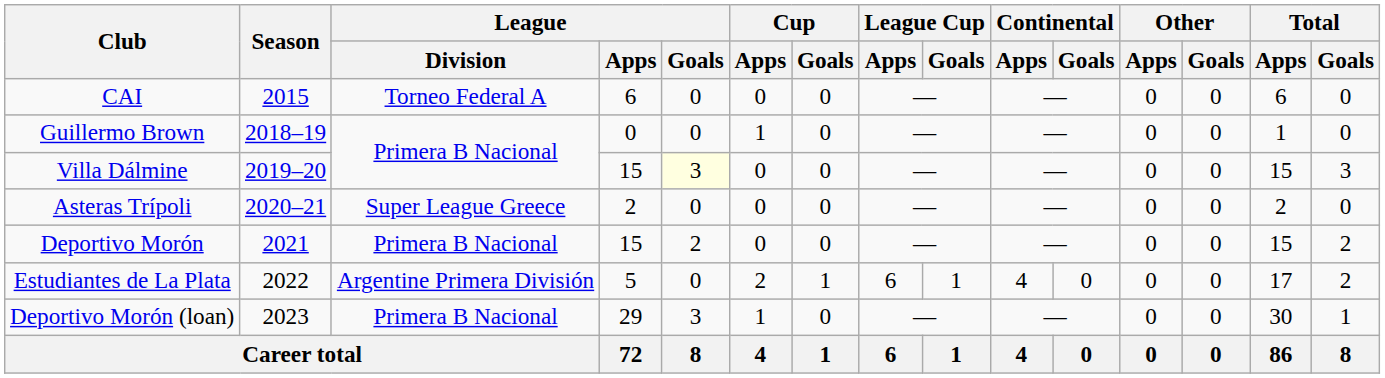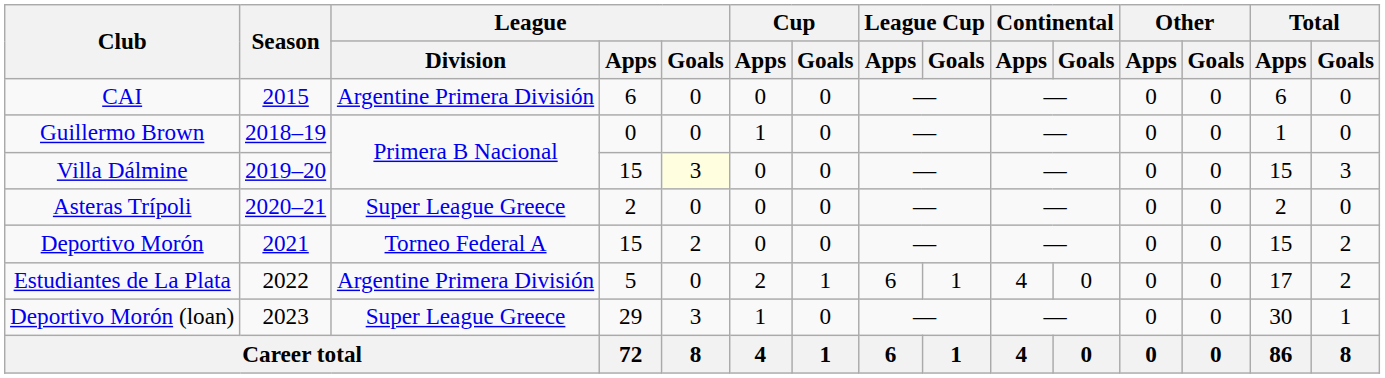(466, 96) Torneo Federal A -> (466, 96) Argentine Primera División
(466, 243) Primera B Nacional -> (466, 243) Torneo Federal A
(466, 317) Primera B Nacional -> (466, 317) Super League Greece
